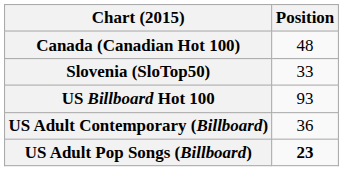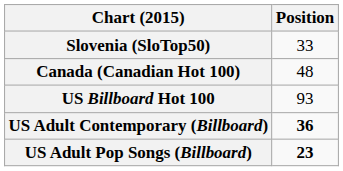rows swapped: (138, 44) <-> (138, 71)
(305, 125) normal -> (305, 125) bold
